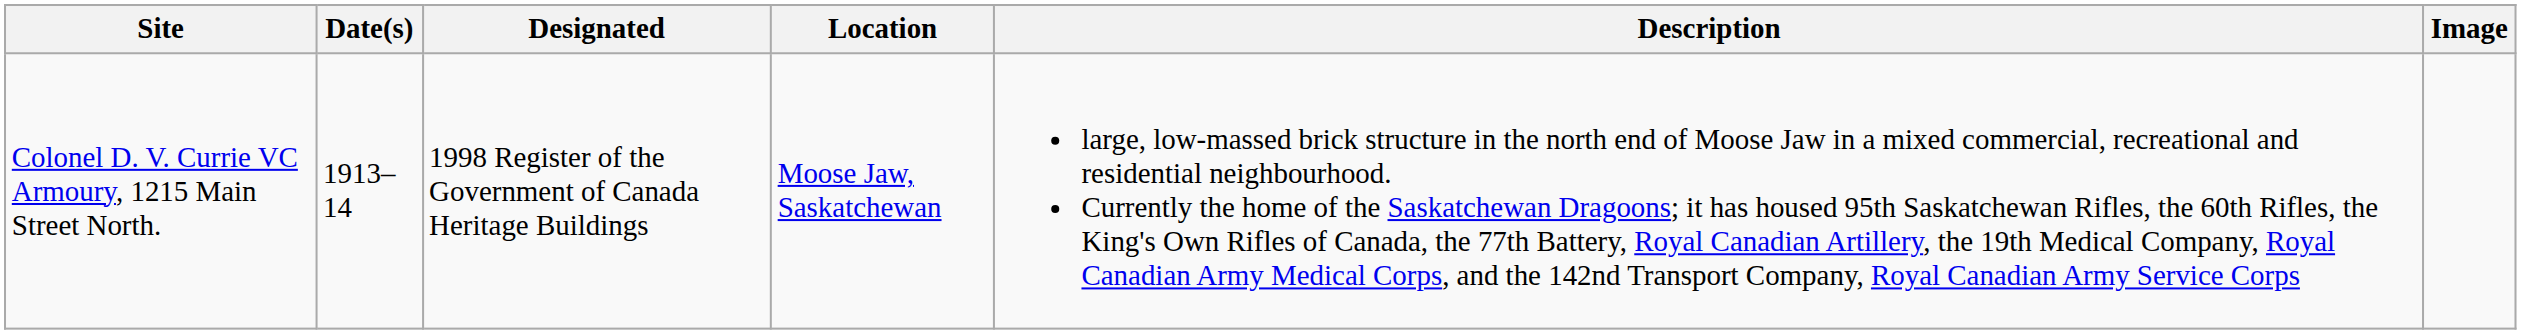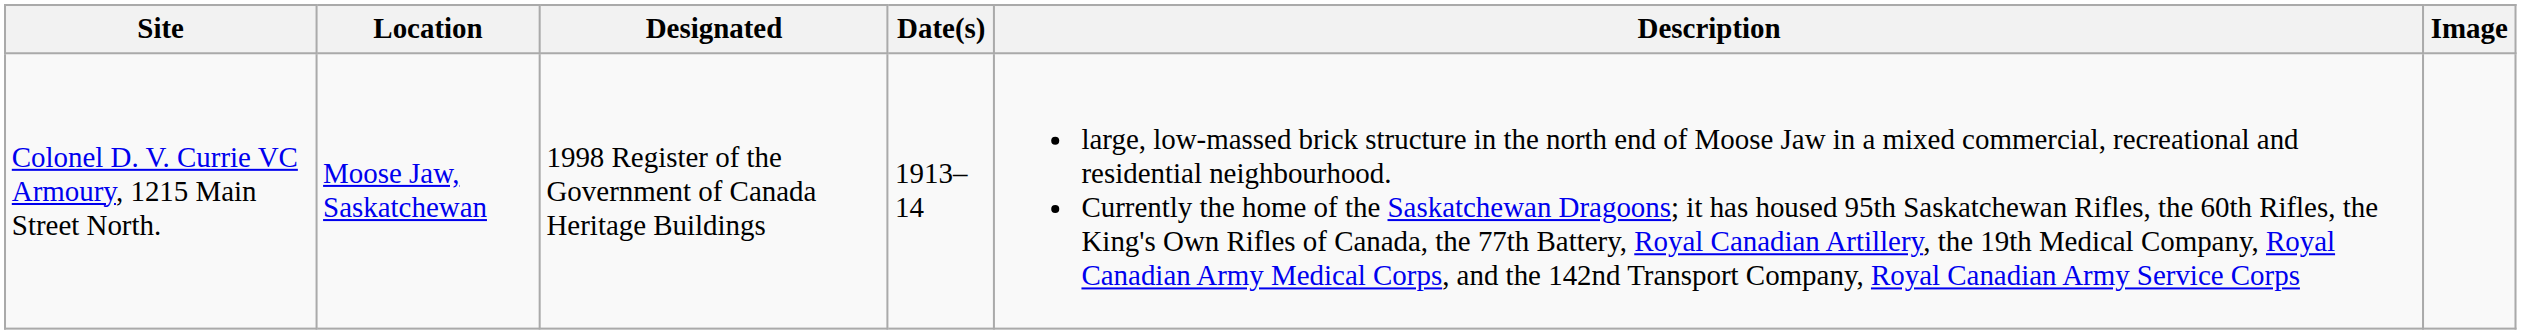columns swapped: (369, 28) <-> (883, 28)
